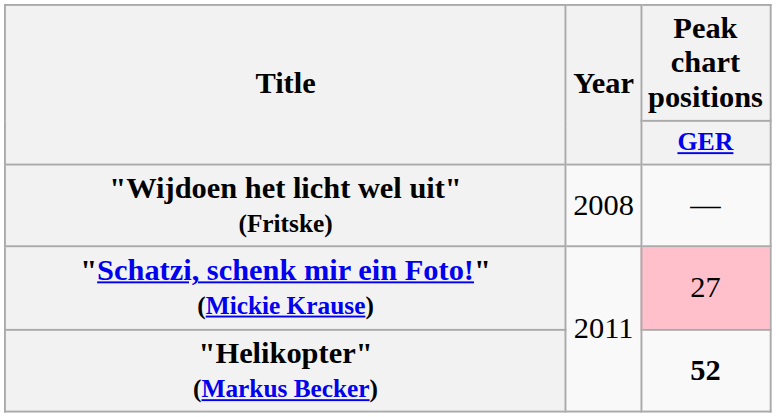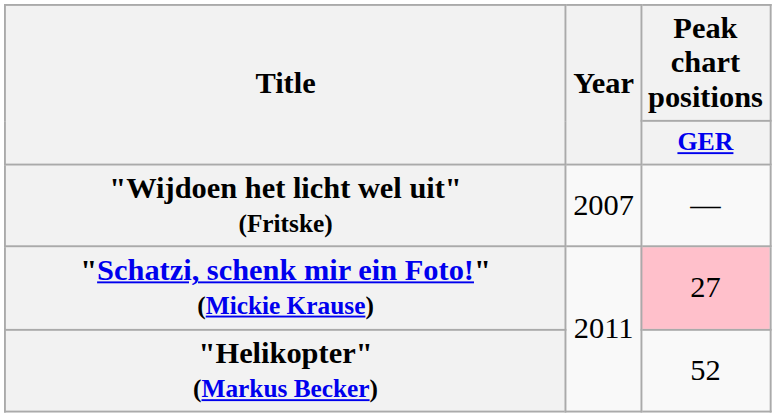(604, 204) 2008 -> (604, 204) 2007
(705, 369) bold -> (705, 369) normal
